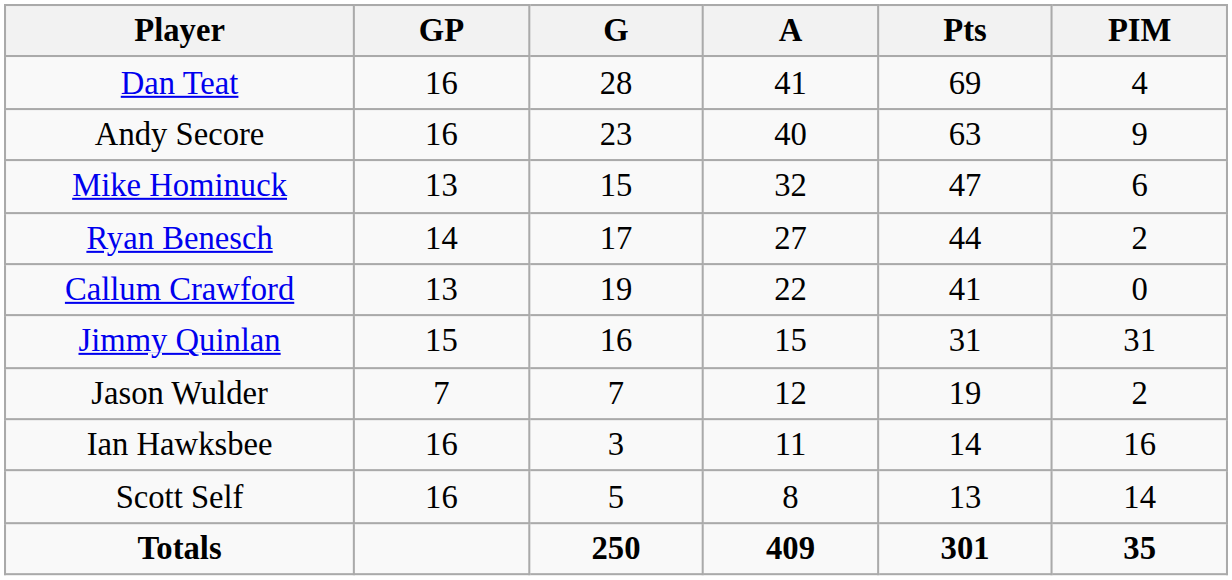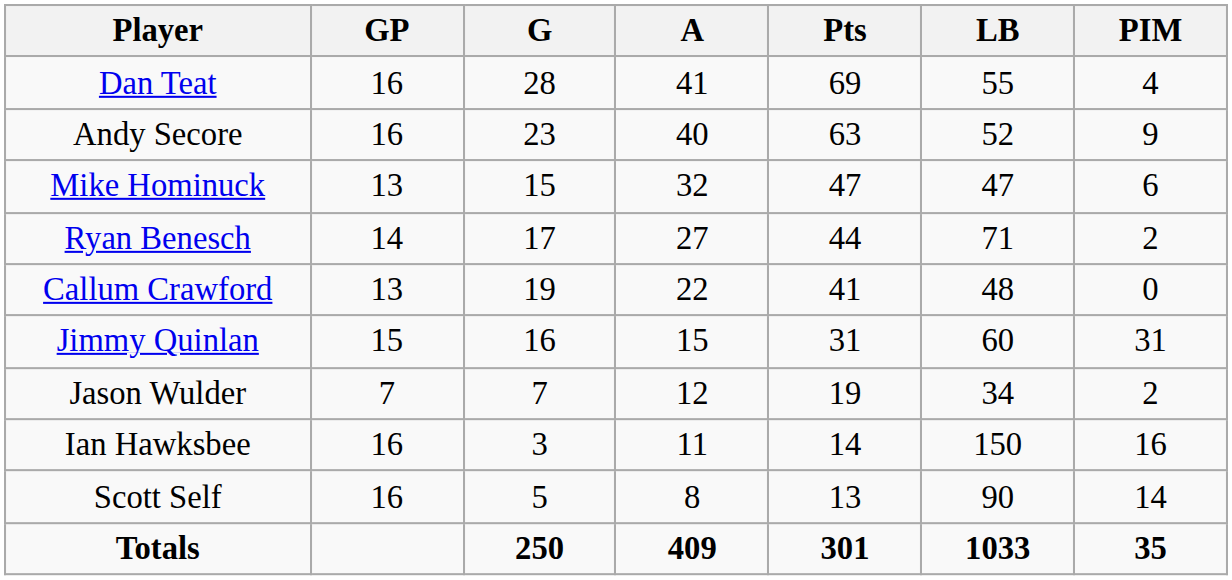+ column: (998, 30)
